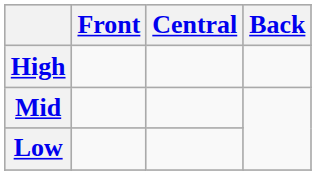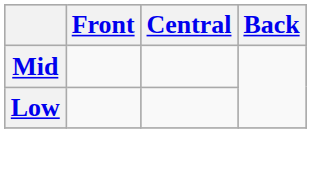- row: (38, 66)
